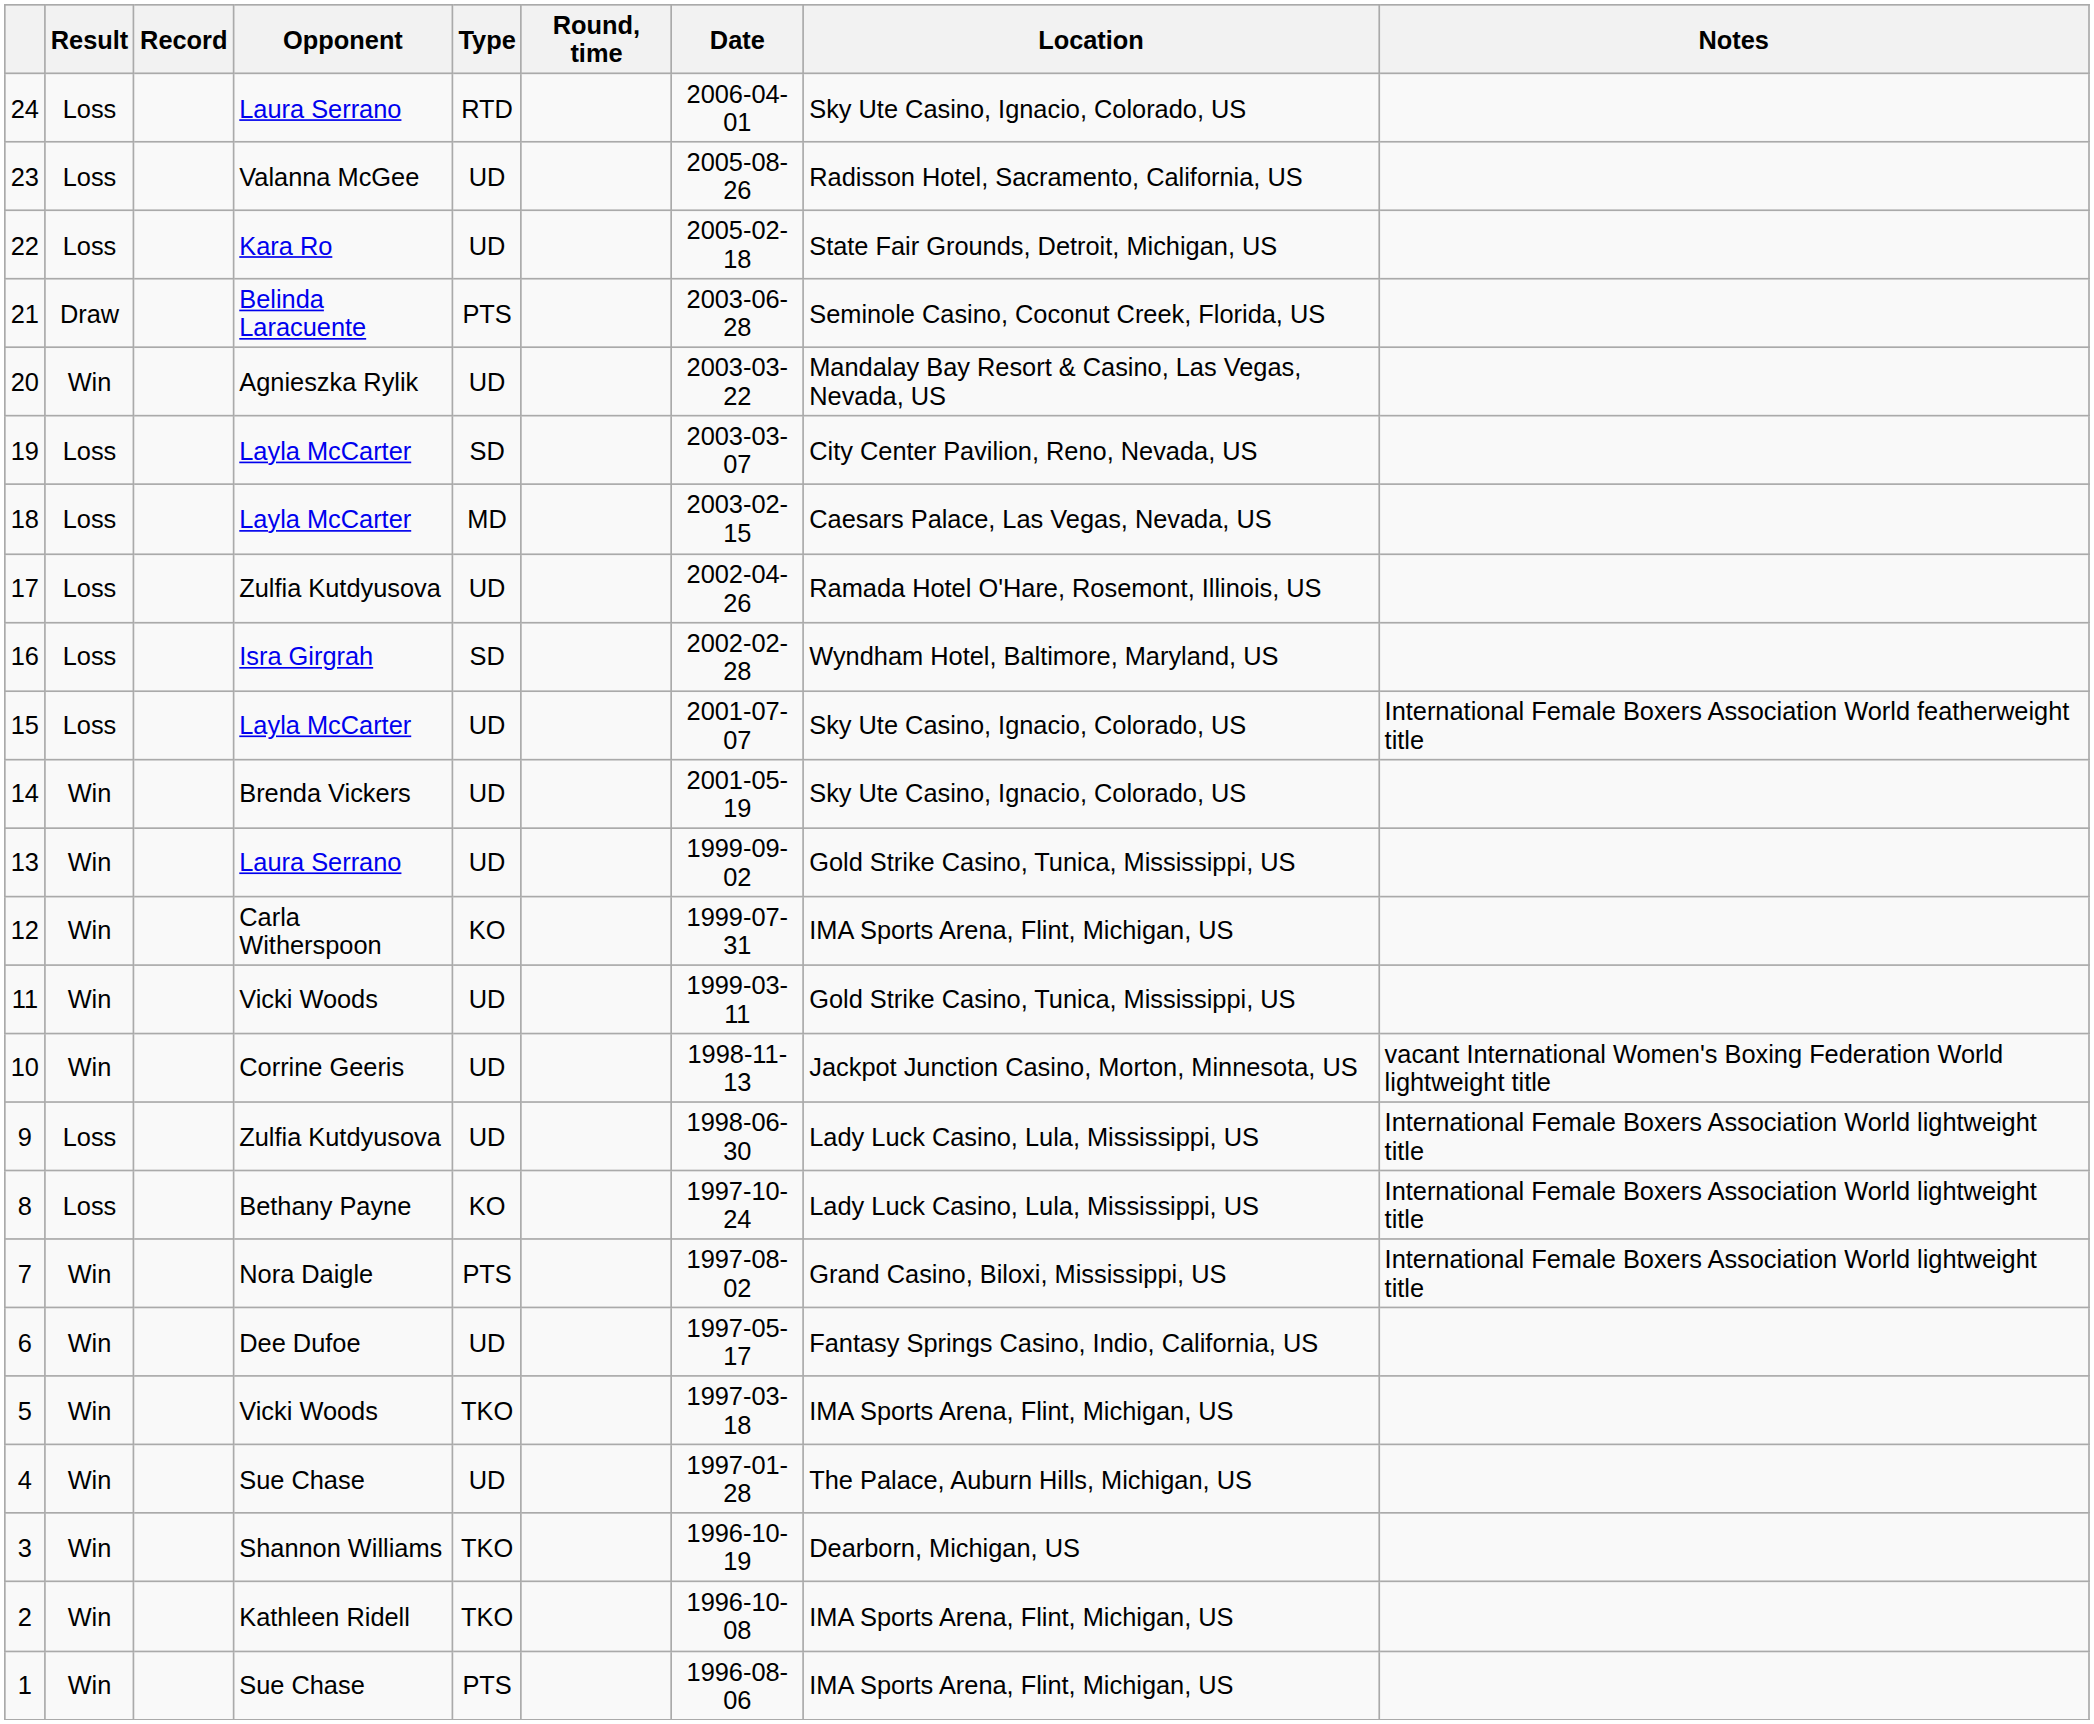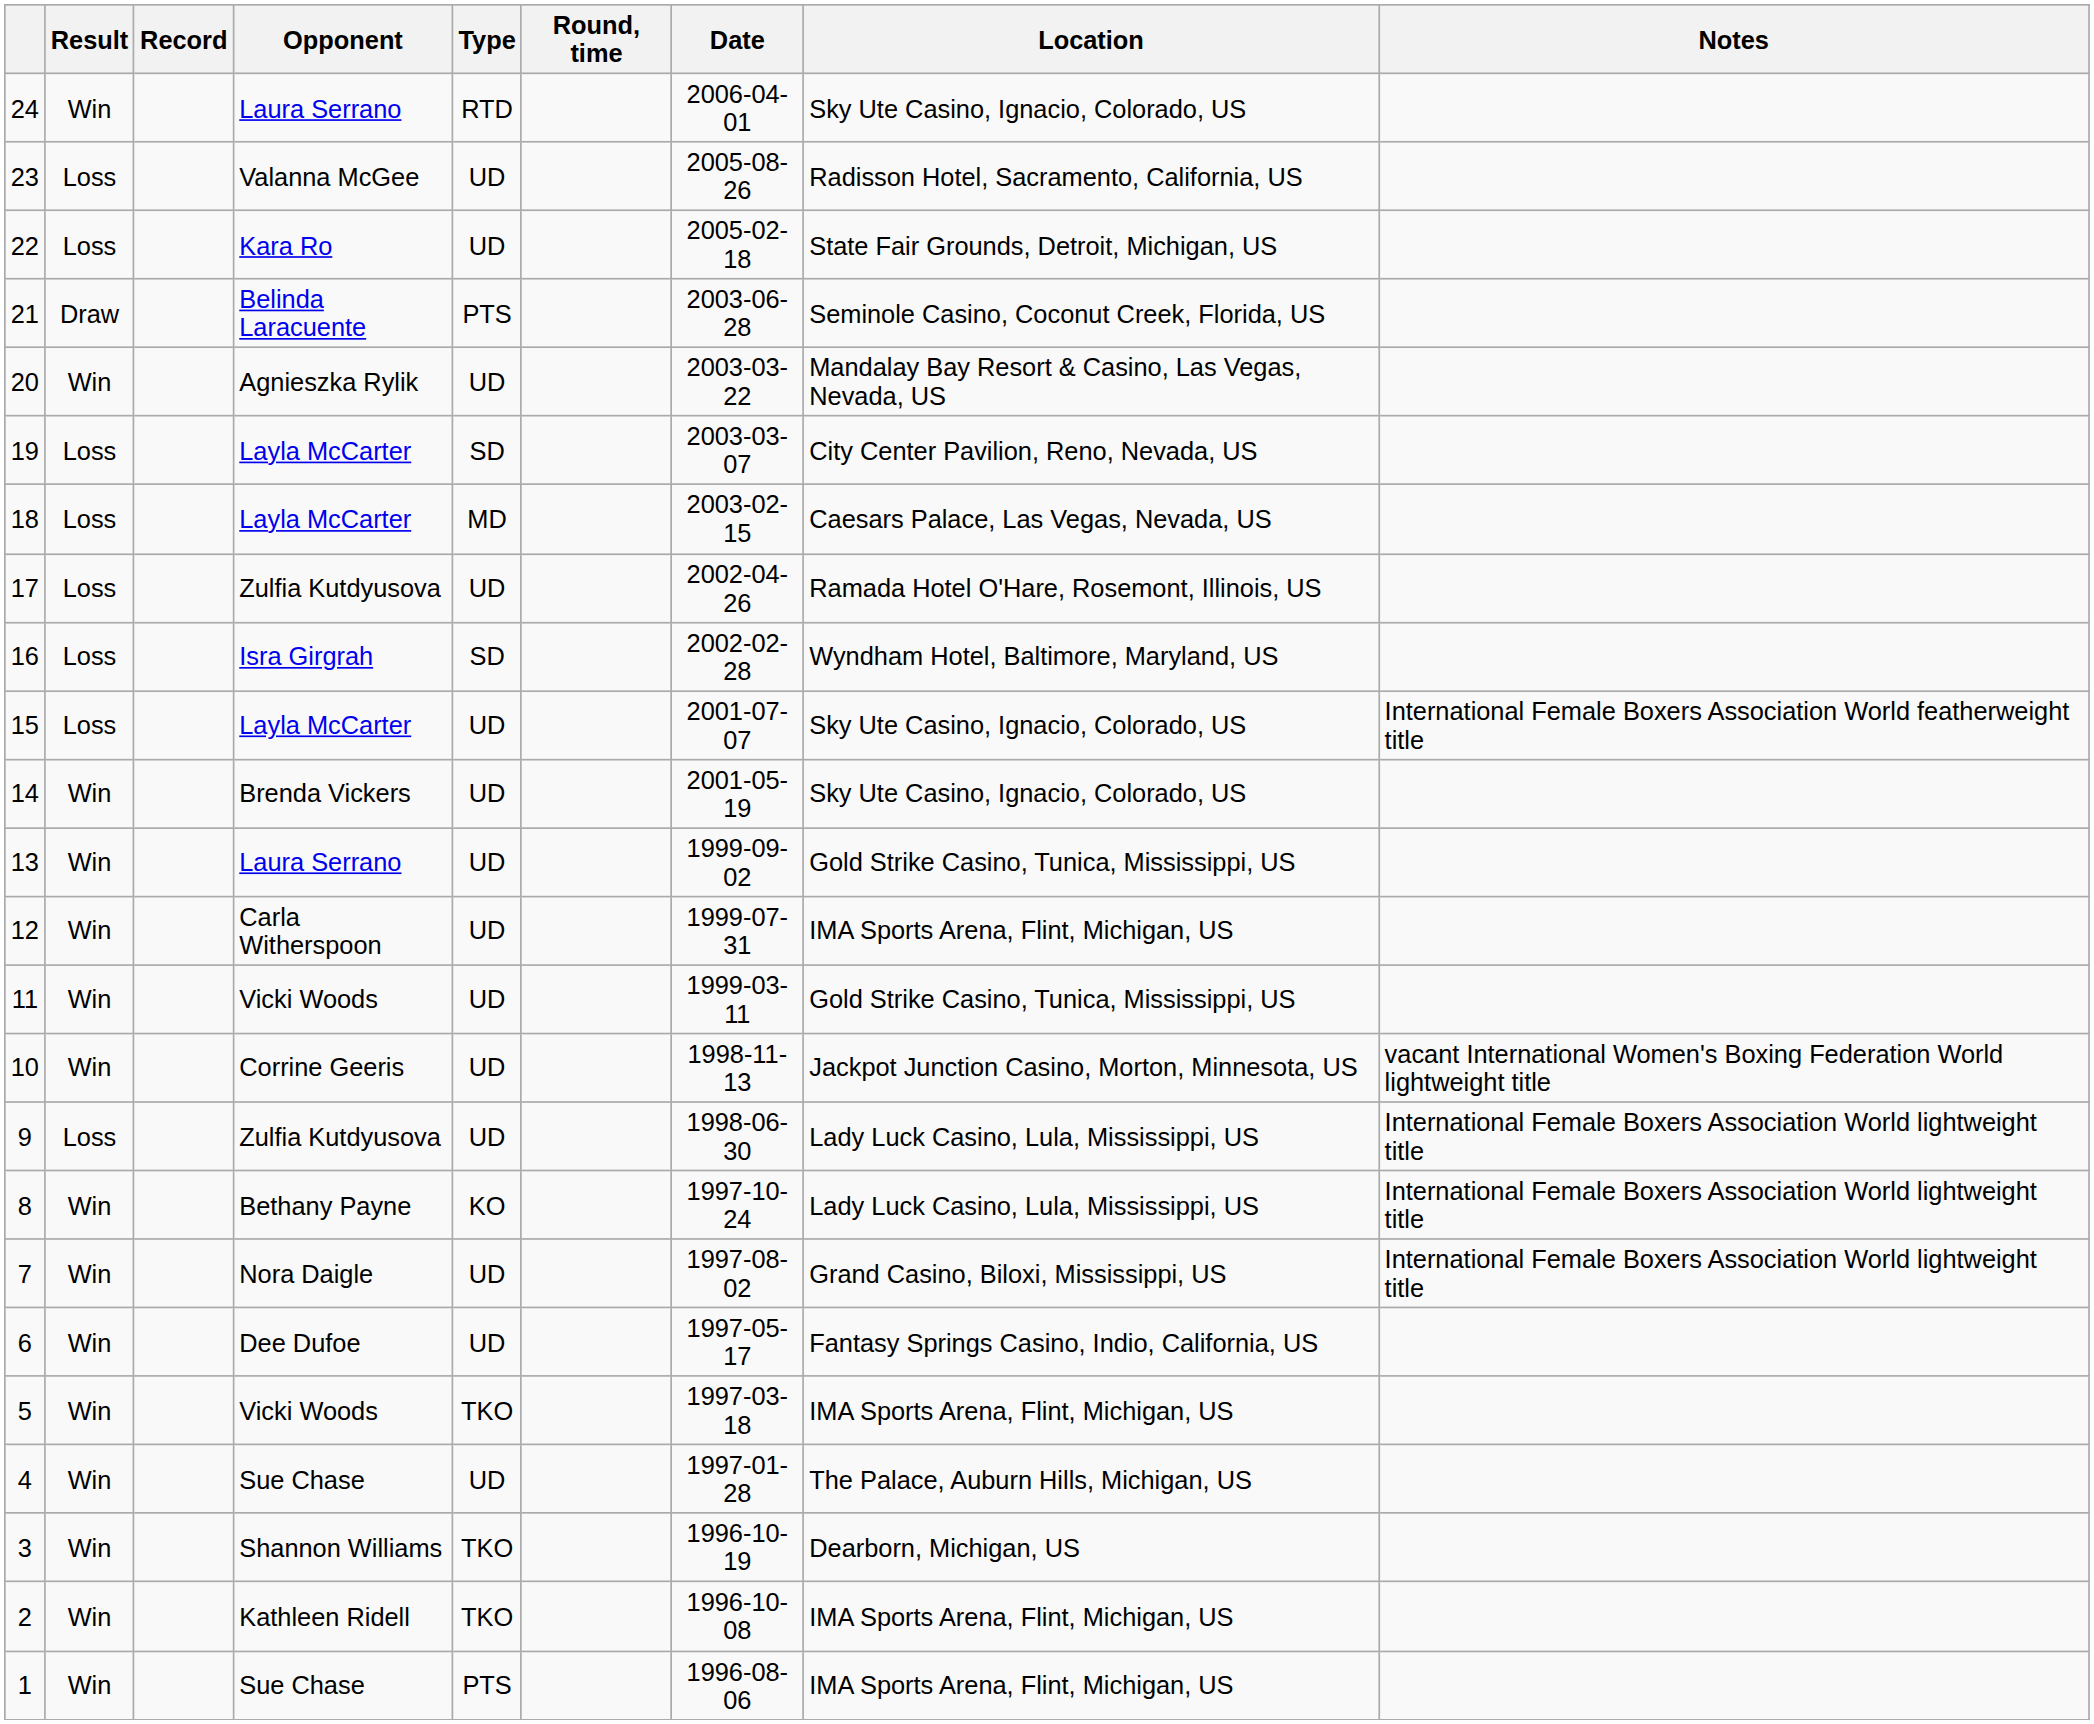(90, 108) Loss -> (90, 108) Win
(487, 931) KO -> (487, 931) UD
(90, 1205) Loss -> (90, 1205) Win
(487, 1274) PTS -> (487, 1274) UD
